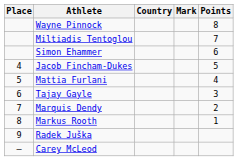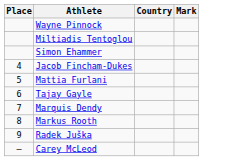- column: (216, 11)
